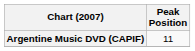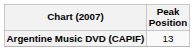(168, 38) 11 -> (168, 38) 13
